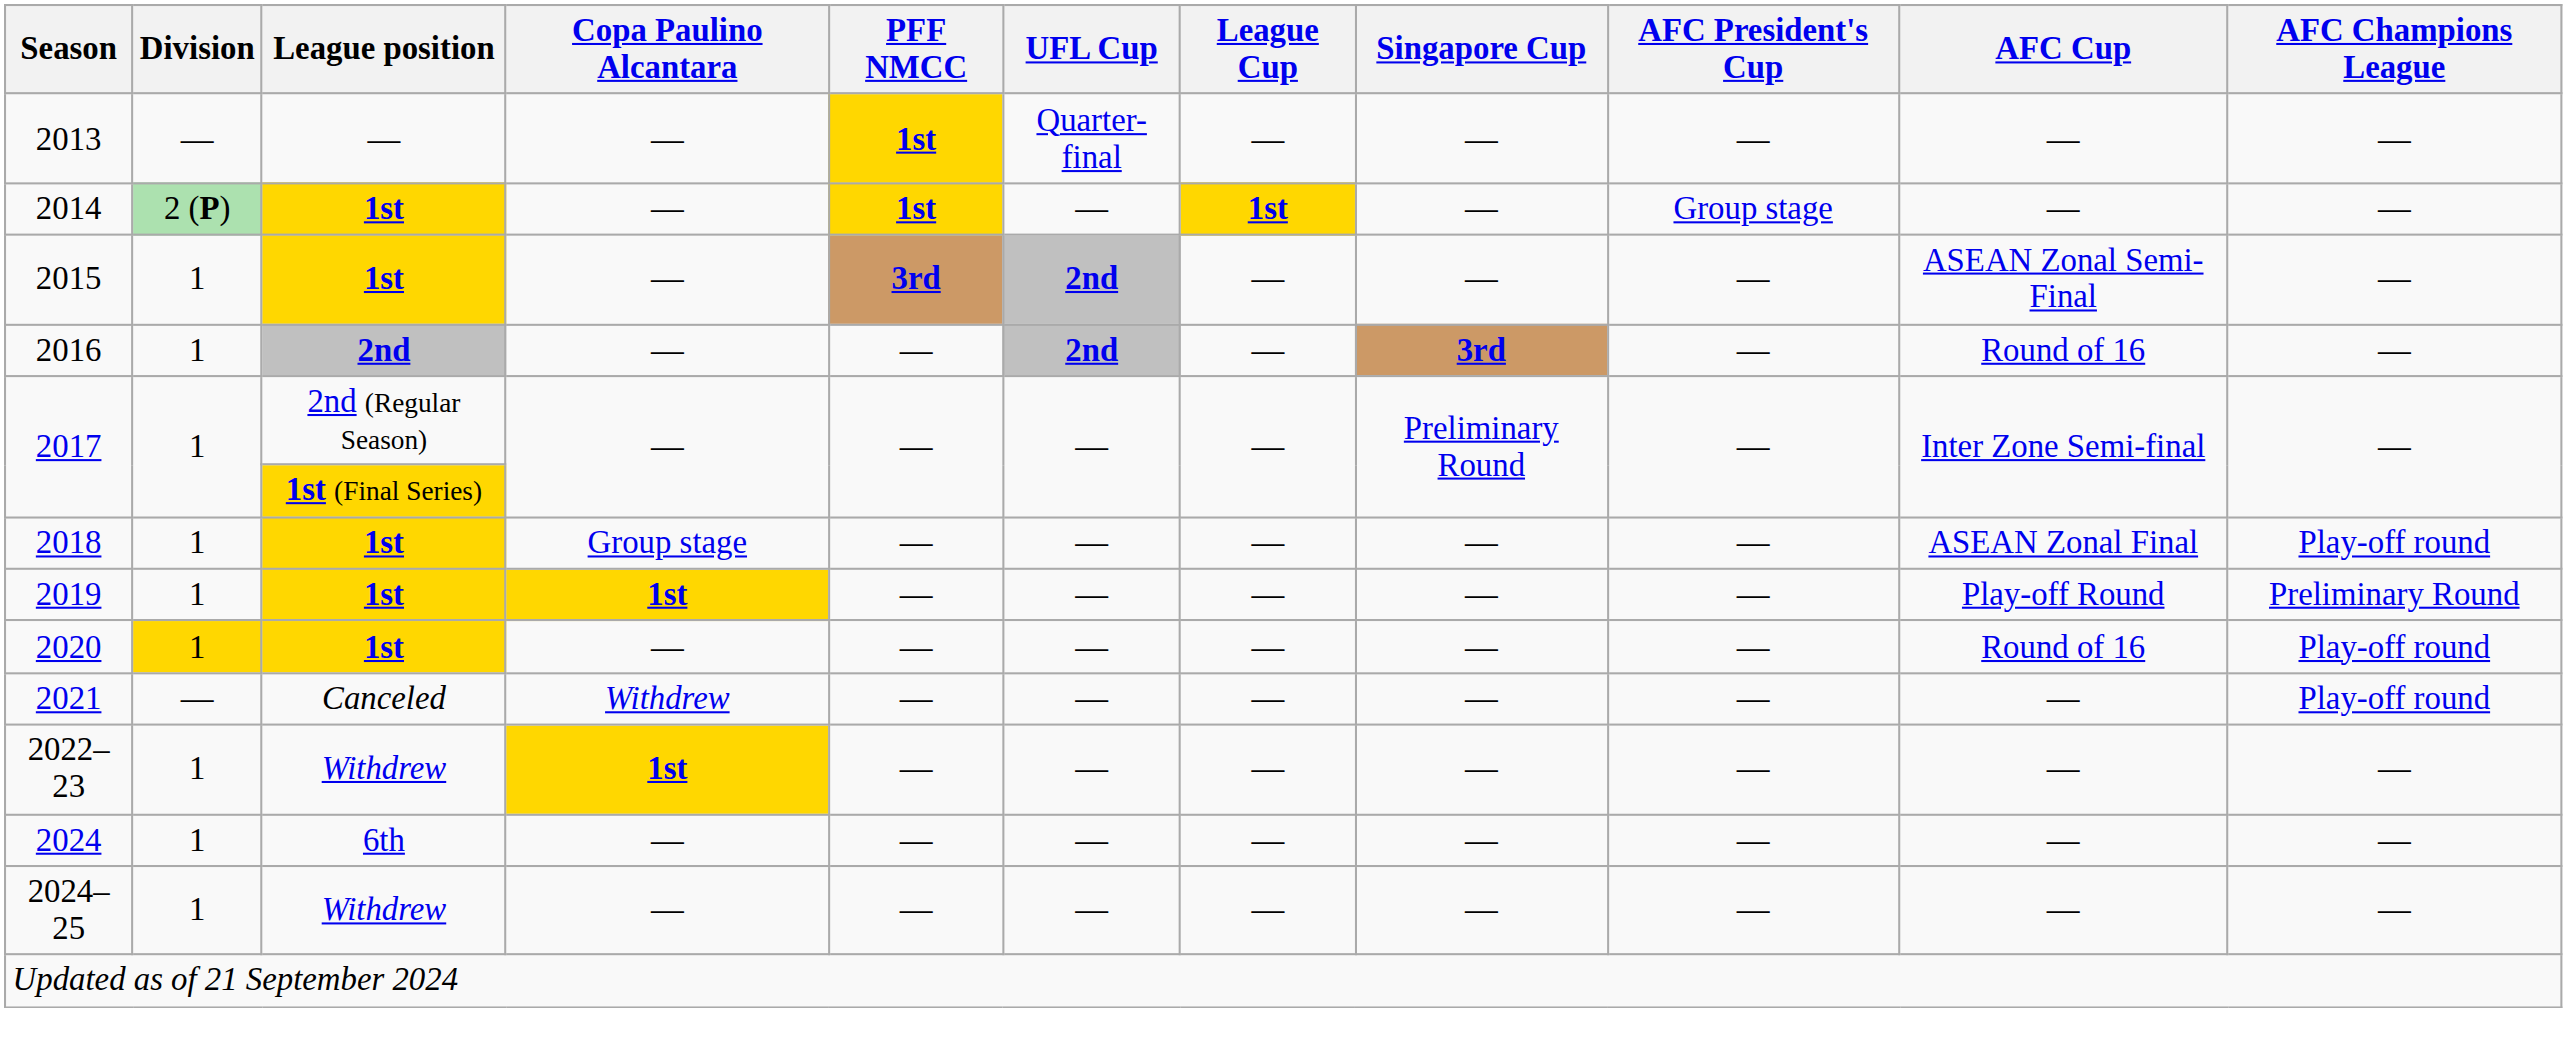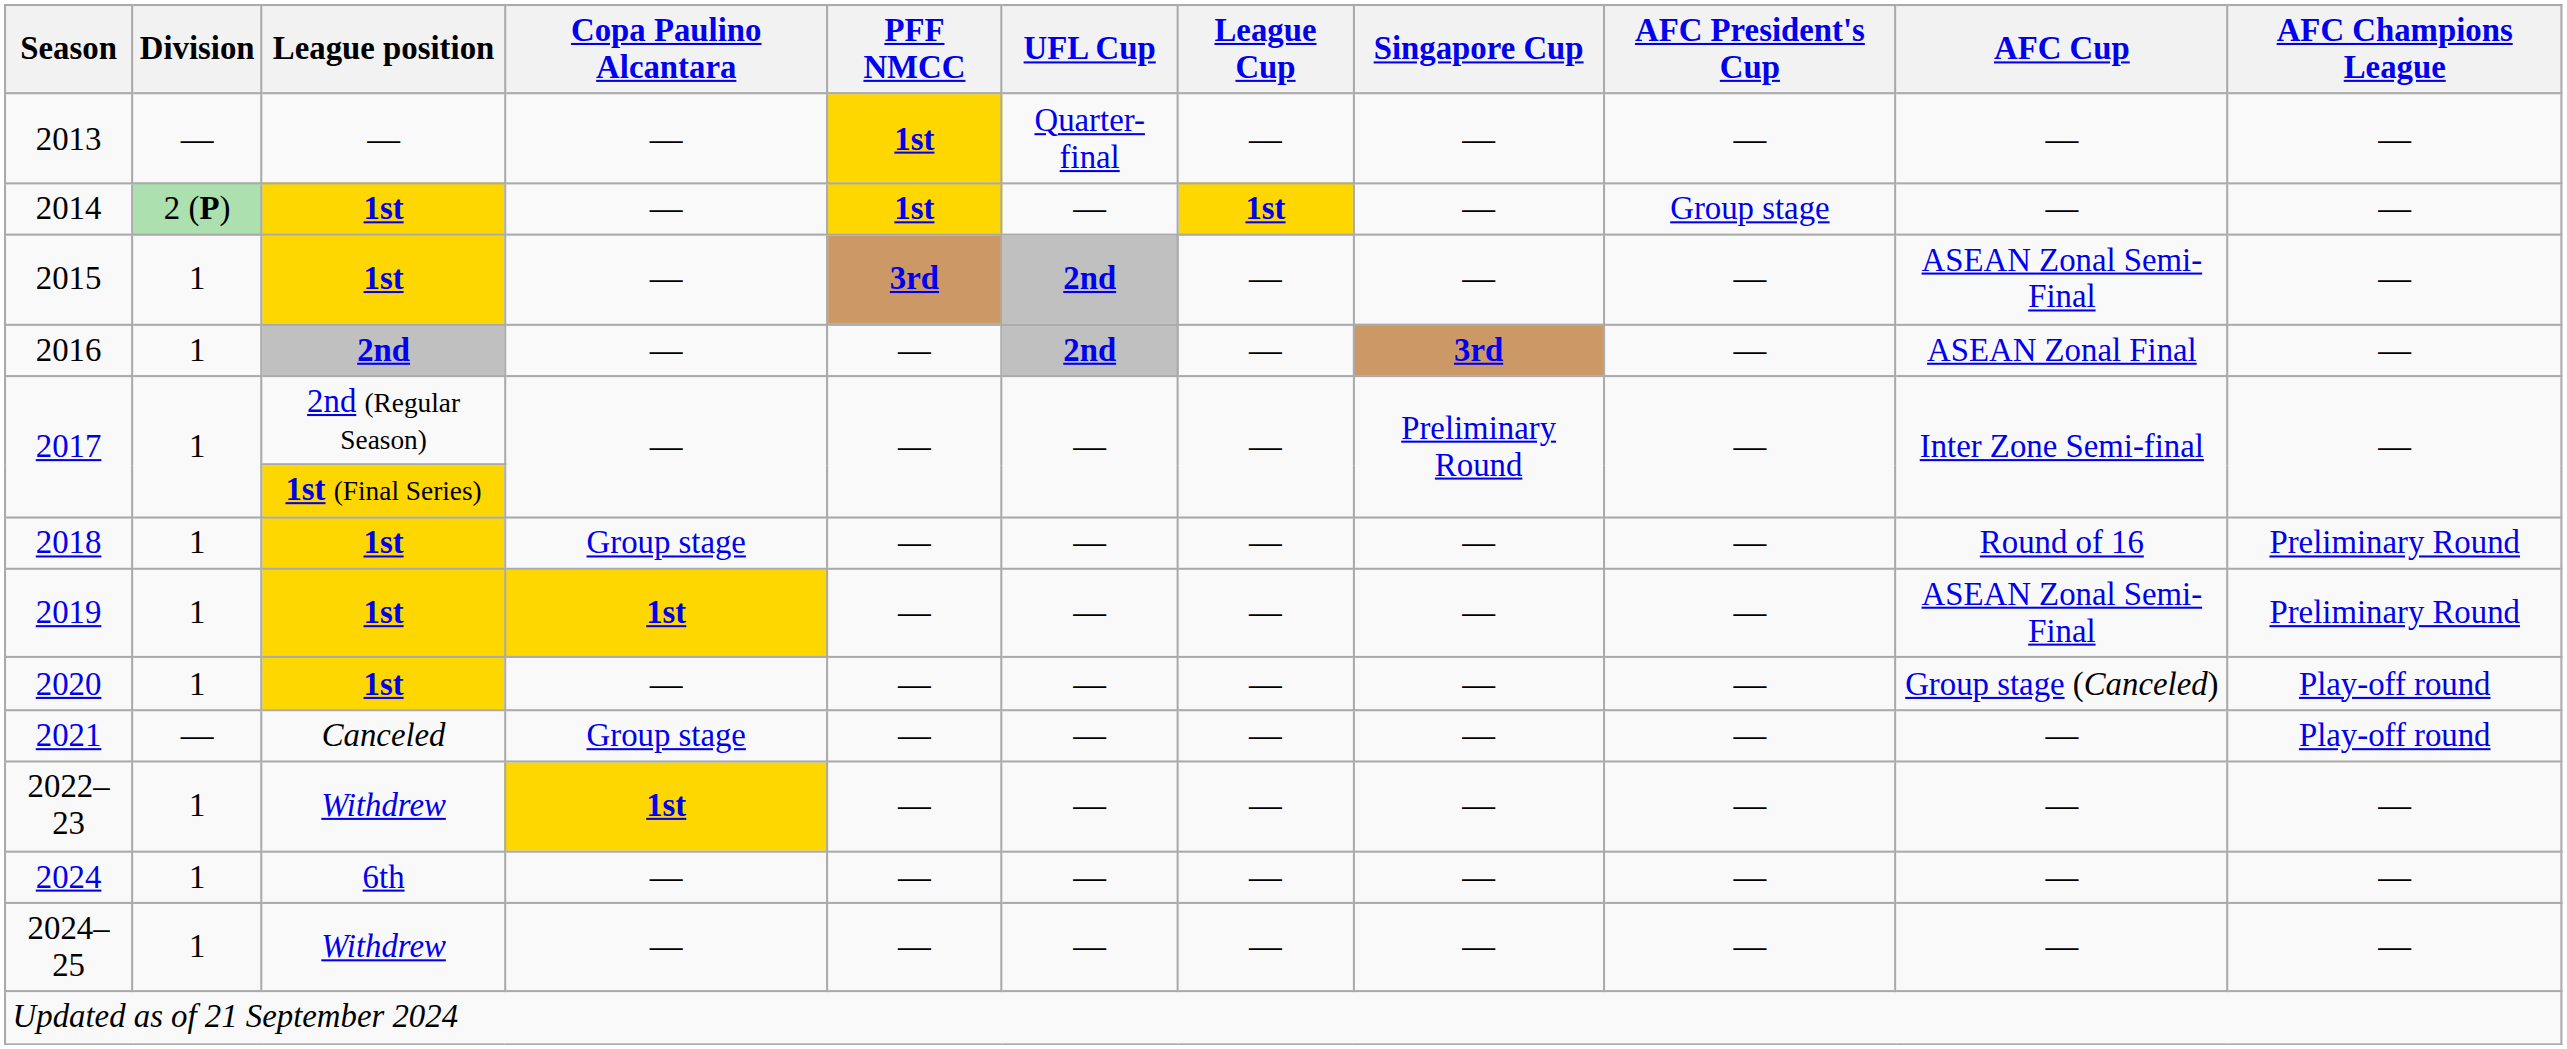(2063, 349) Round of 16 -> (2062, 349) ASEAN Zonal Final
(2063, 542) ASEAN Zonal Final -> (2062, 542) Round of 16
(2394, 542) Play-off round -> (2395, 542) Preliminary Round
(2063, 594) Play-off Round -> (2062, 612) ASEAN Zonal Semi-Final
(197, 646) gold background -> (197, 683) no background
(2063, 646) Round of 16 -> (2062, 683) Group stage (Canceled)
(667, 698) Withdrew -> (666, 735) Group stage
